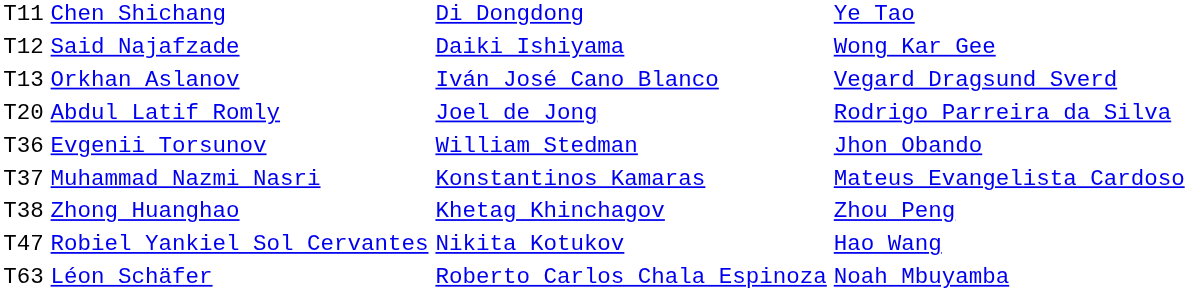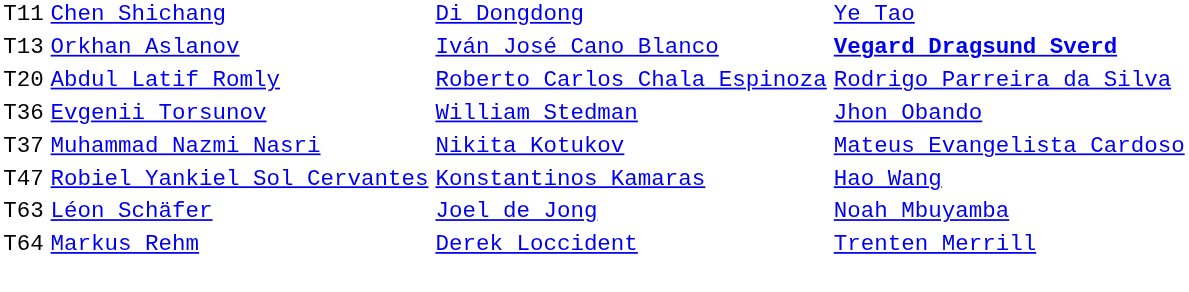- row: (145, 47)
(975, 80) normal -> (975, 47) bold
(516, 113) Joel de Jong -> (631, 80) Roberto Carlos Chala Espinoza
(570, 179) Konstantinos Kamaras -> (530, 146) Nikita Kotukov
- row: (145, 211)
(530, 244) Nikita Kotukov -> (570, 179) Konstantinos Kamaras
(631, 277) Roberto Carlos Chala Espinoza -> (516, 211) Joel de Jong
+ row: (125, 244)
